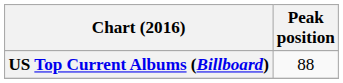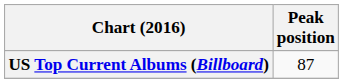(306, 64) 88 -> (306, 64) 87
